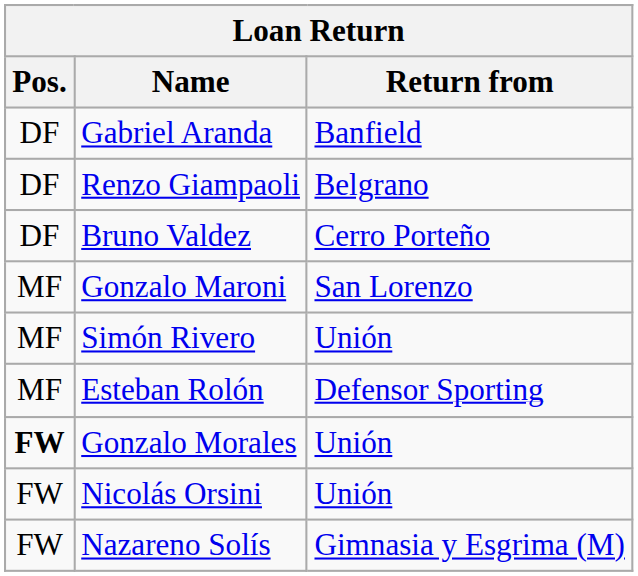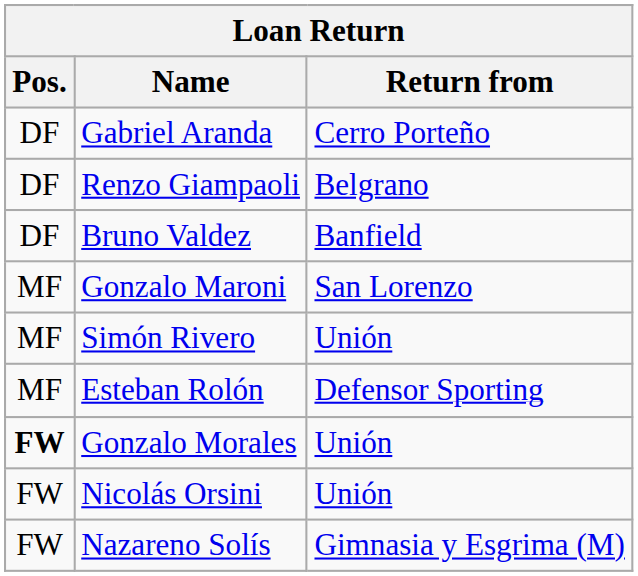(368, 133) Banfield -> (402, 133) Cerro Porteño
(402, 235) Cerro Porteño -> (368, 235) Banfield
